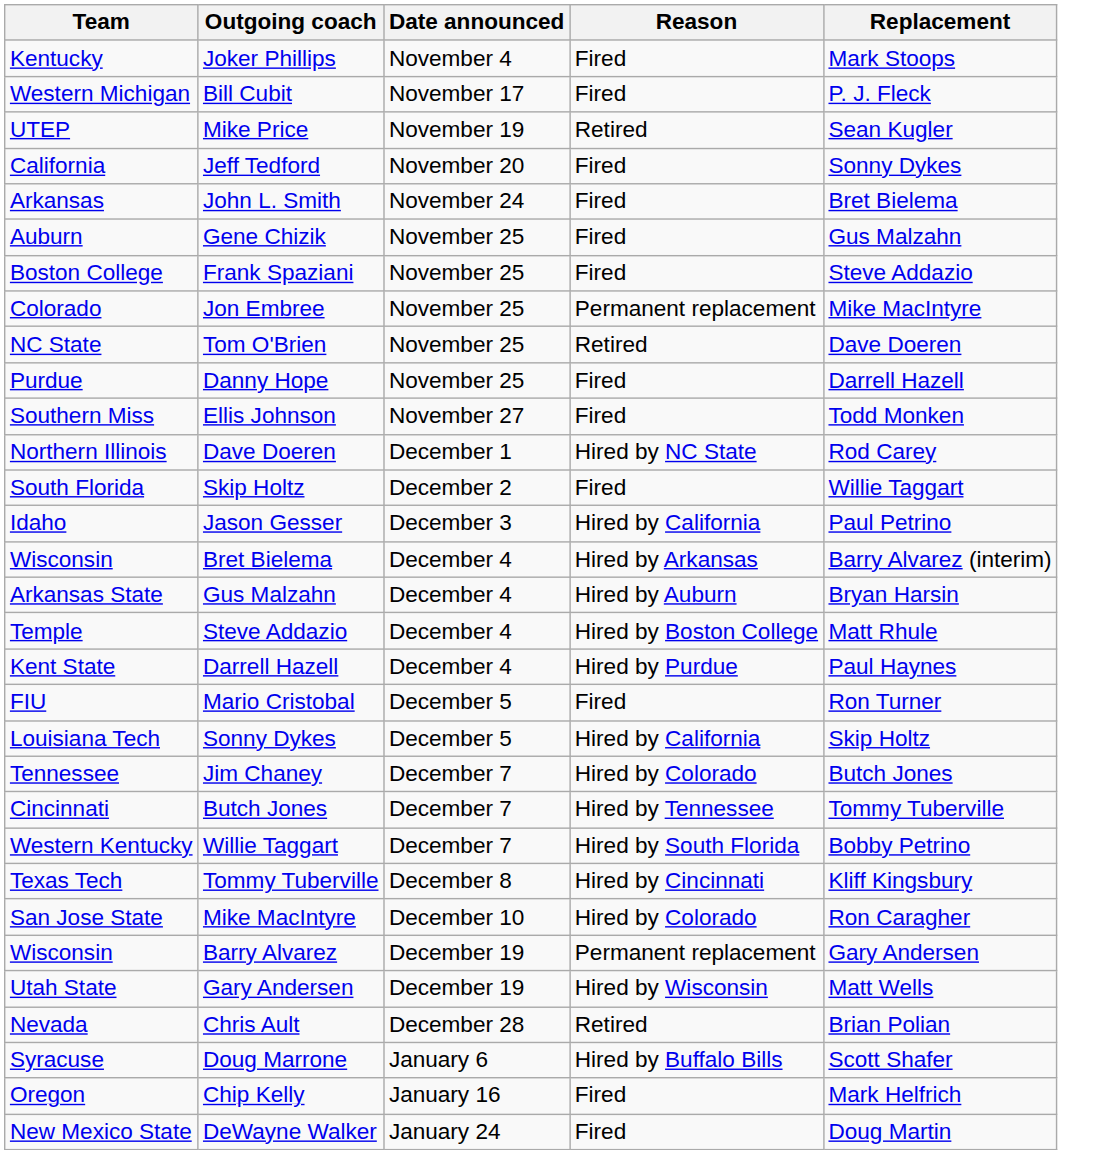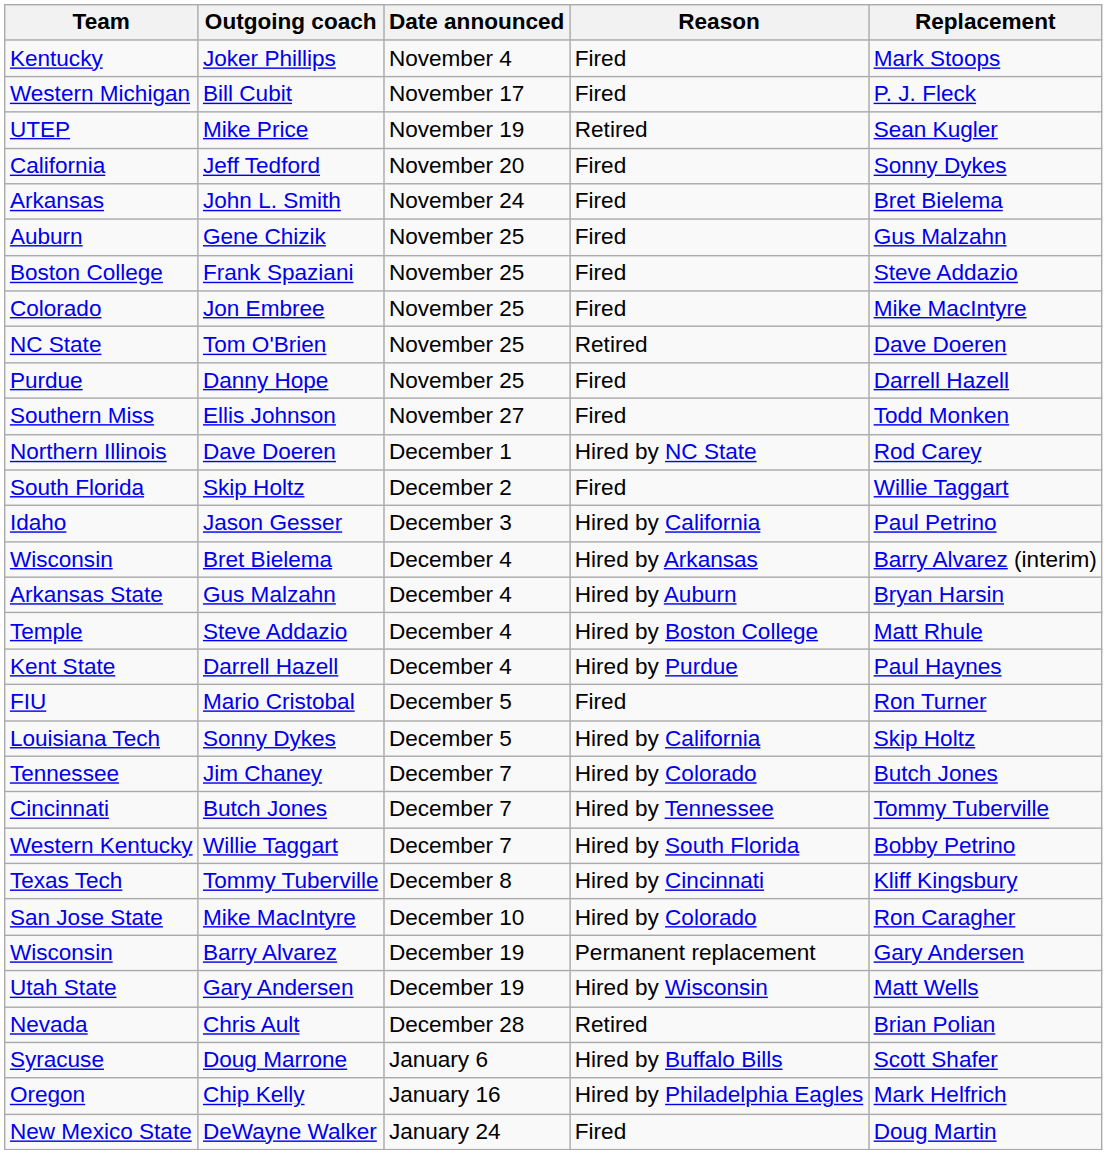(695, 308) Permanent replacement -> (600, 308) Fired
(600, 1095) Fired -> (719, 1095) Hired by Philadelphia Eagles
